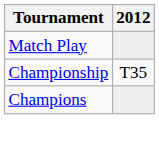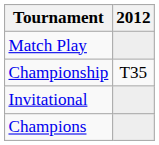+ row: (48, 99)
